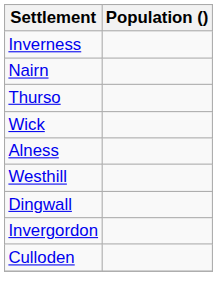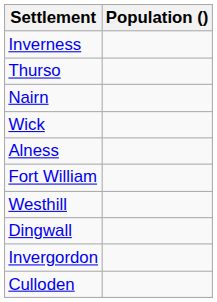rows swapped: (28, 71) <-> (35, 97)
+ row: (53, 177)
